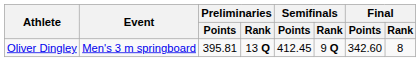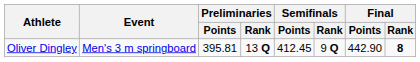(365, 48) 342.60 -> (365, 48) 442.90
(400, 48) normal -> (400, 48) bold
